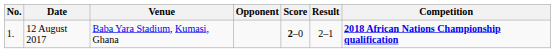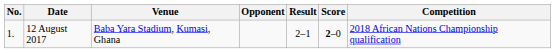columns swapped: (295, 12) <-> (326, 12)
(422, 34) bold -> (424, 34) normal
